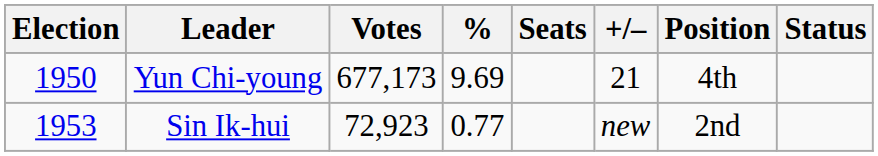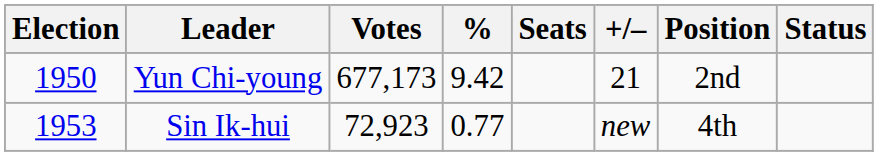(477, 77) 9.69 -> (477, 77) 9.42
(717, 77) 4th -> (717, 77) 2nd
(717, 126) 2nd -> (717, 126) 4th
